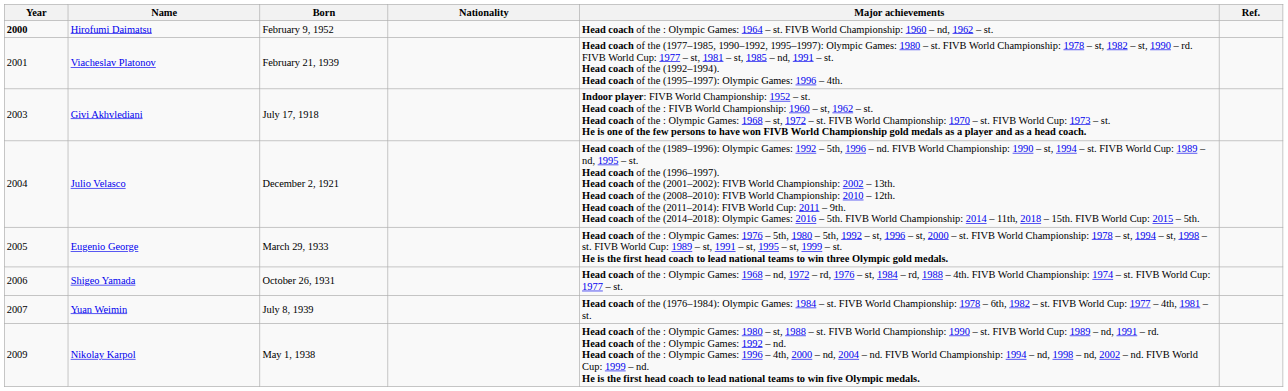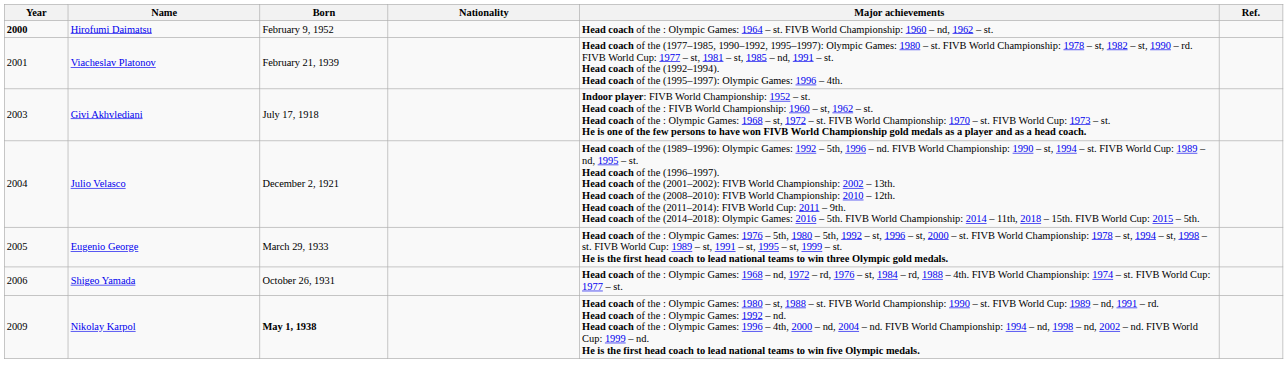- row: (99, 309)
(289, 355) normal -> (289, 327) bold
